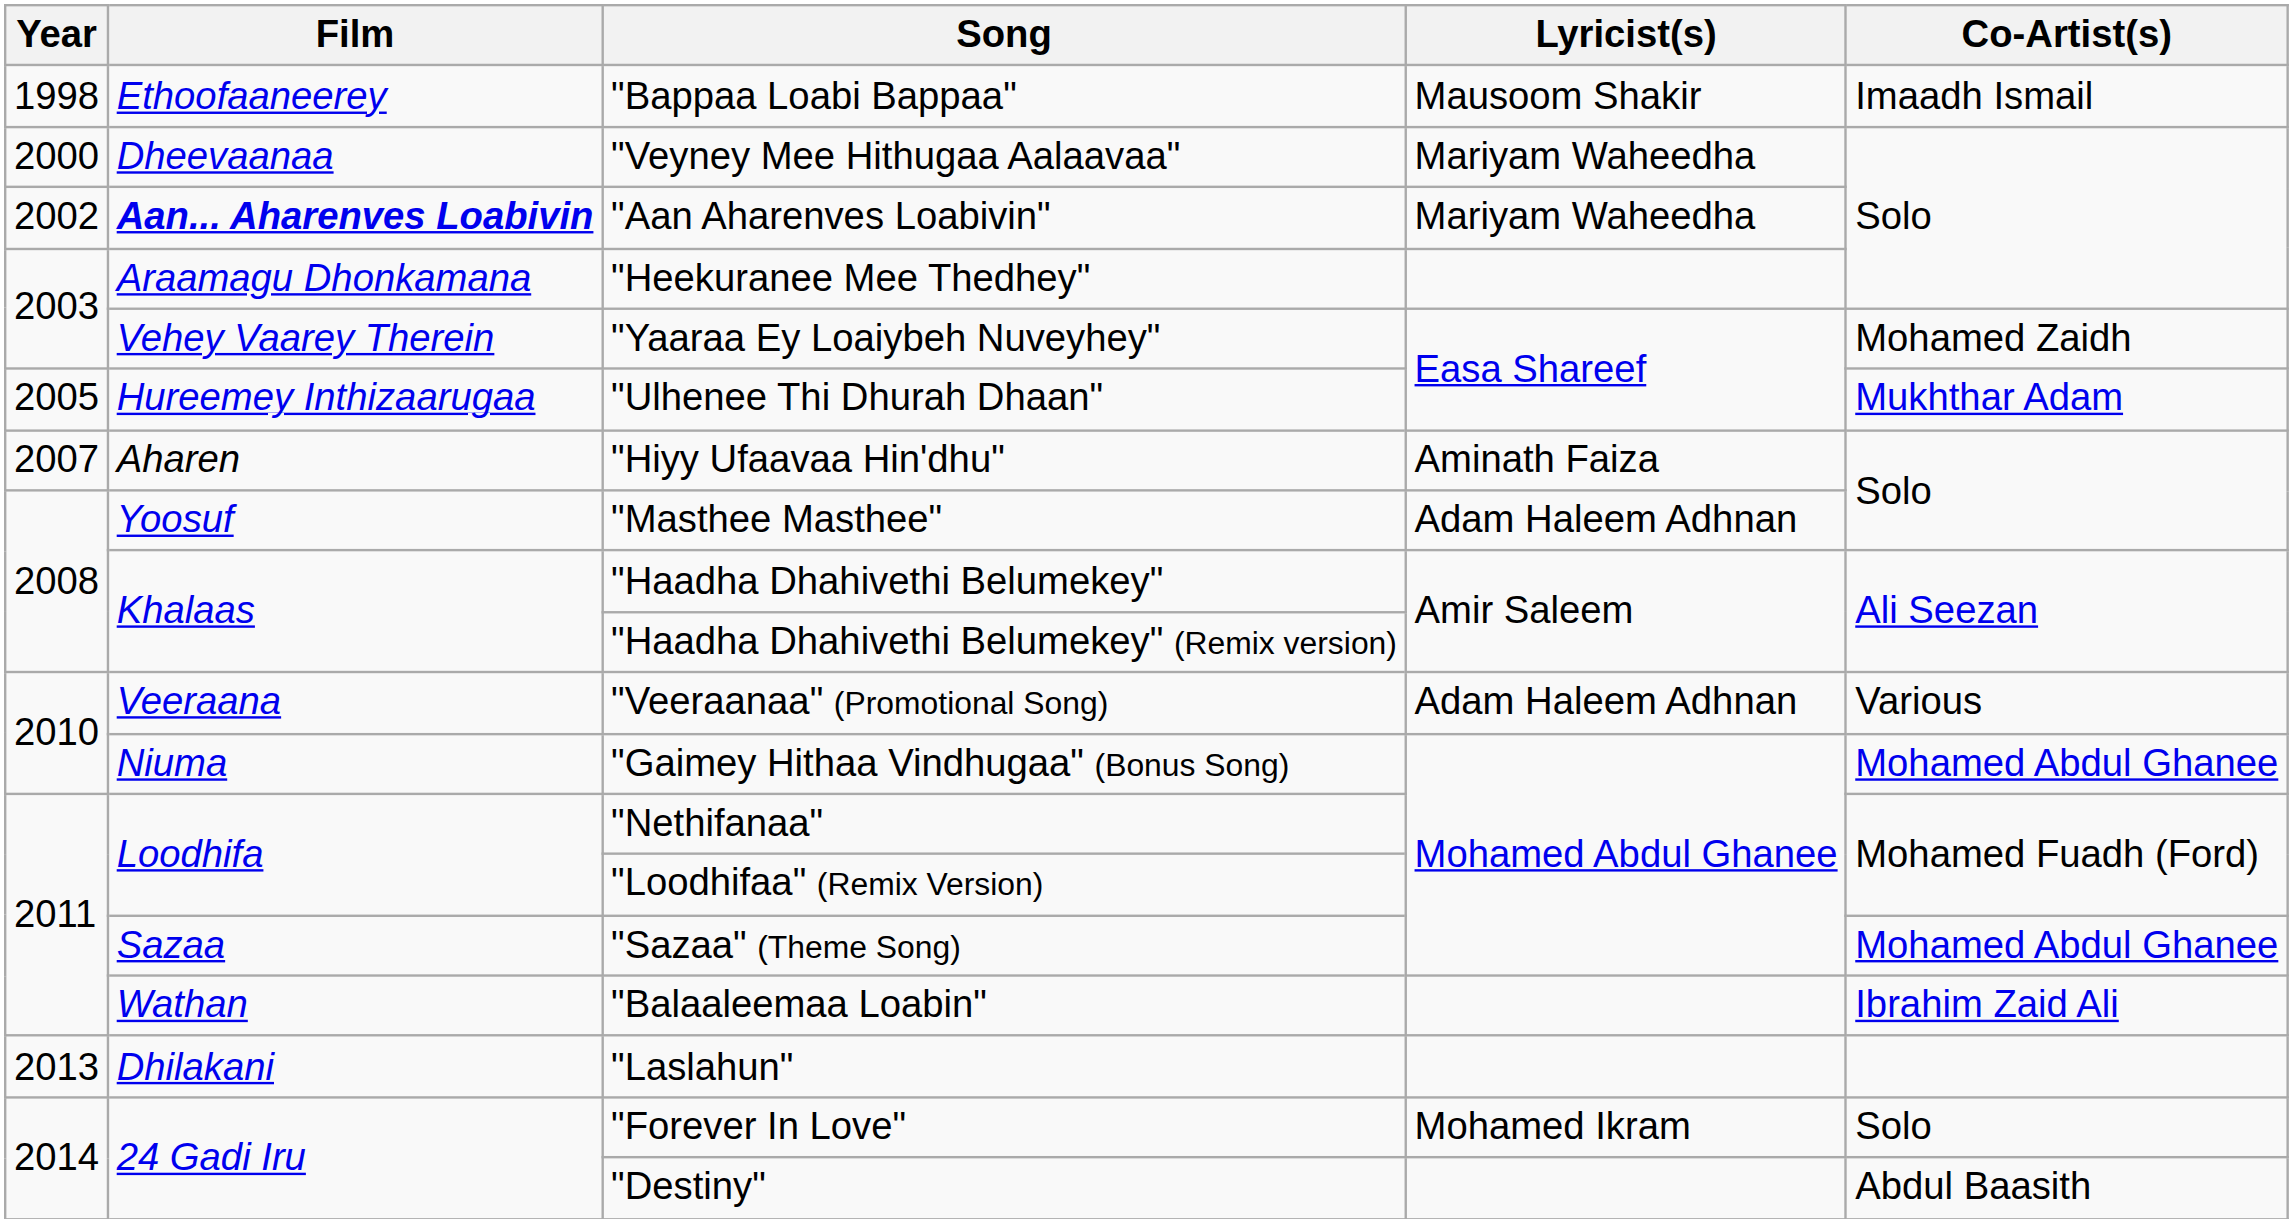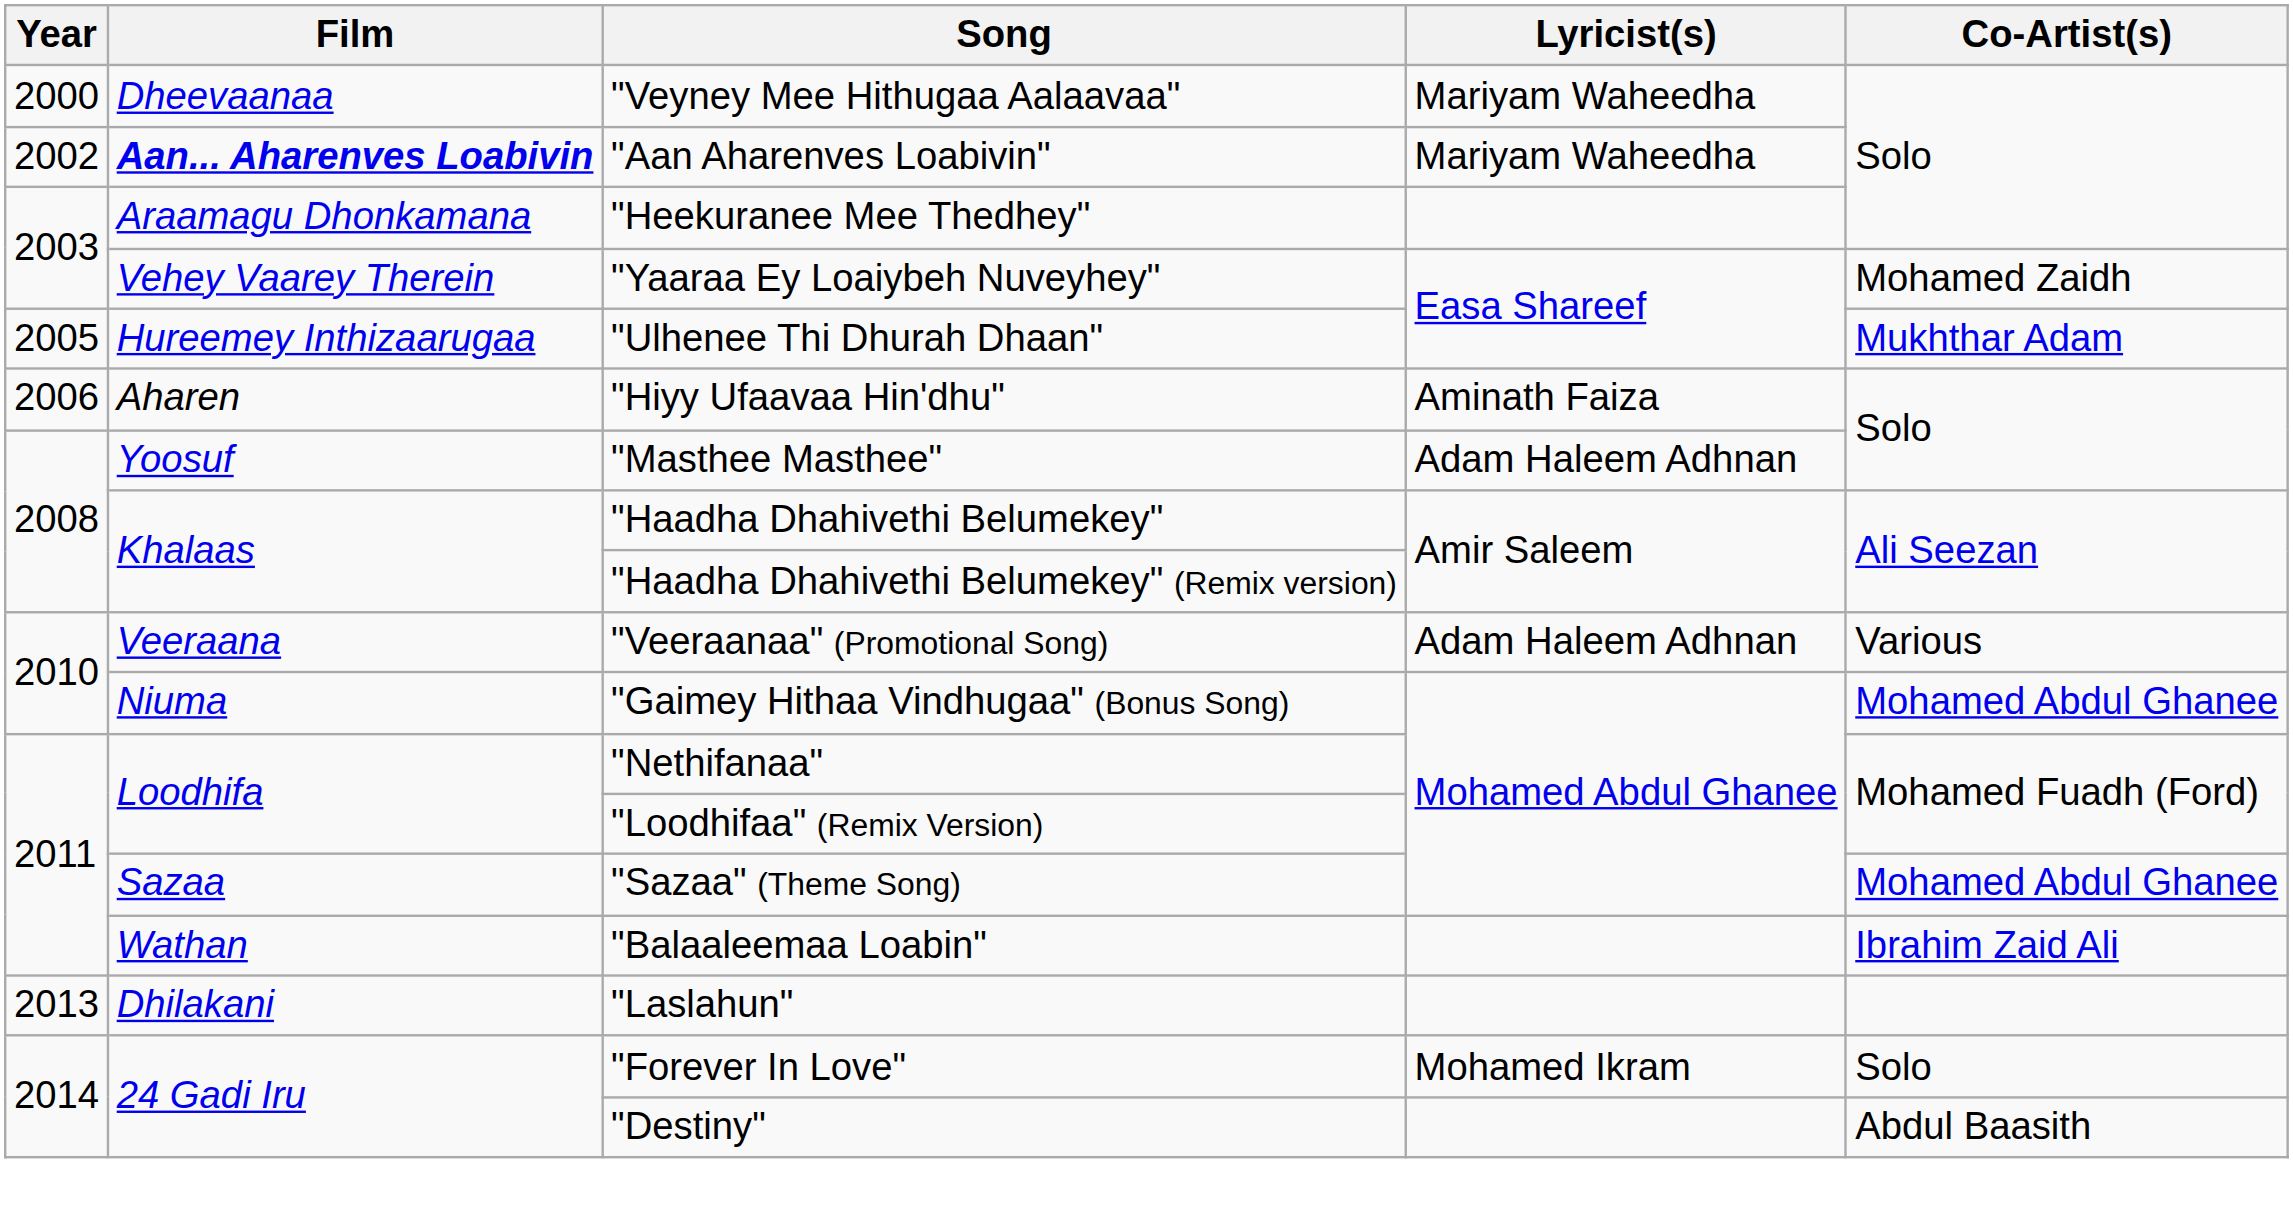- row: (814, 95)
(57, 459) 2007 -> (57, 398) 2006
